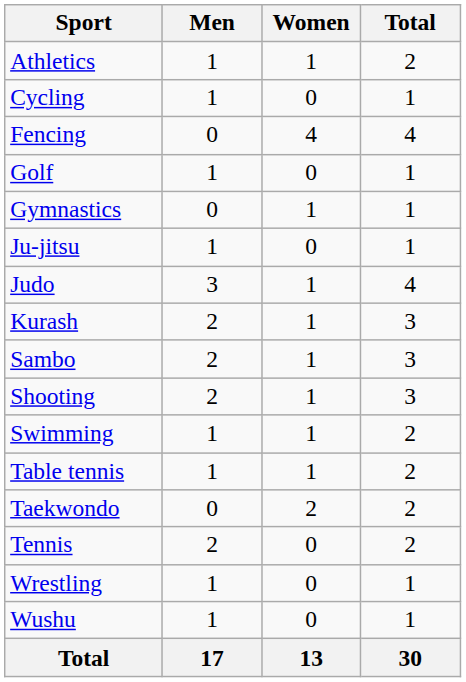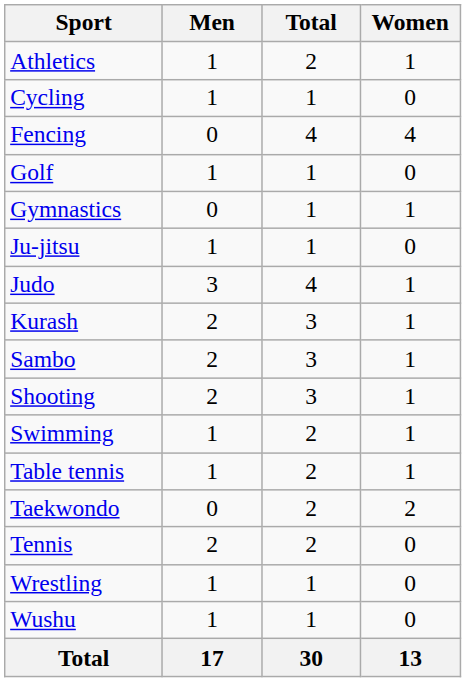columns swapped: (311, 23) <-> (410, 23)
